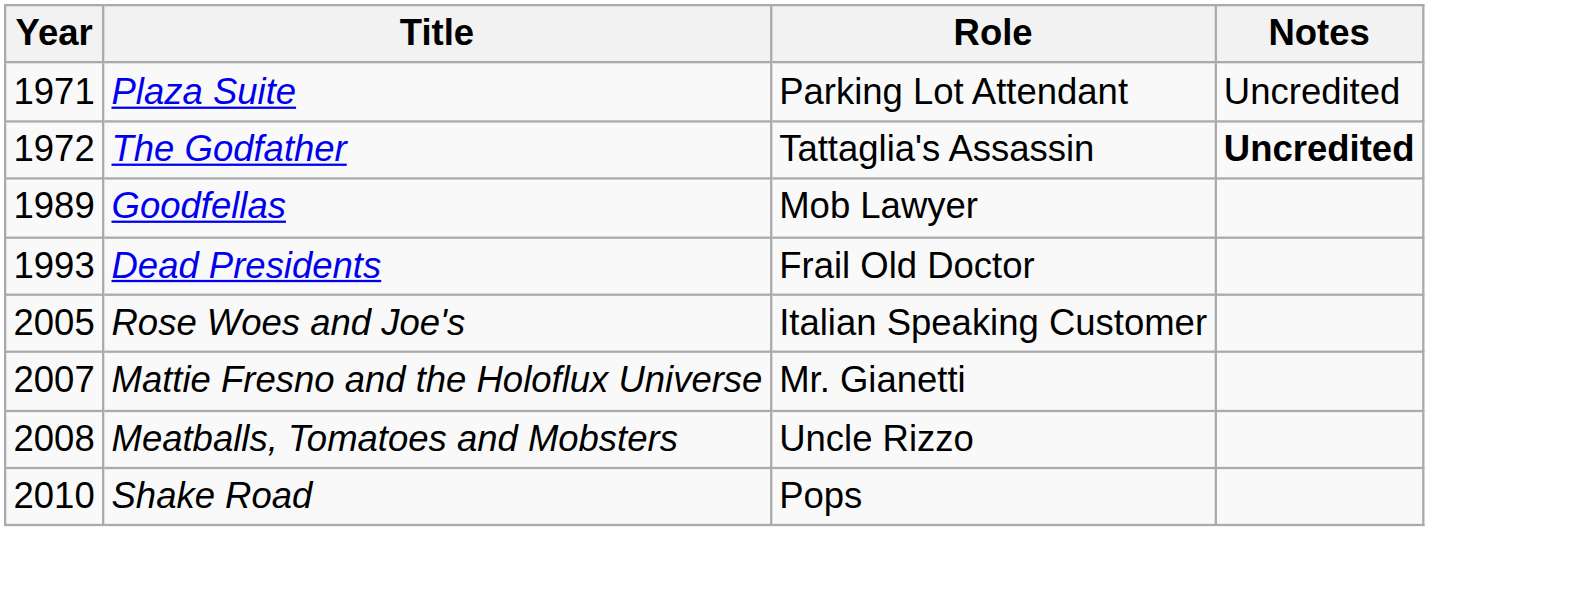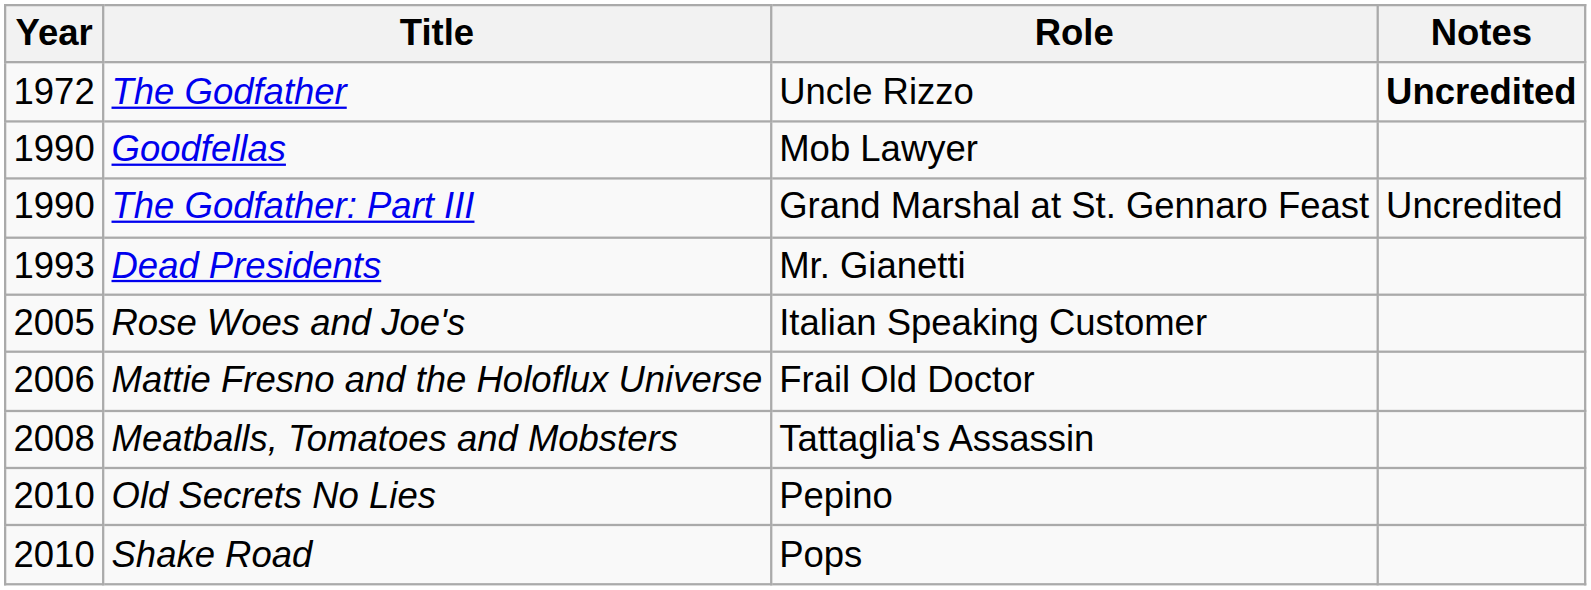- row: (204, 91)
(937, 149) Tattaglia's Assassin -> (877, 91) Uncle Rizzo
(54, 206) 1989 -> (54, 149) 1990
+ row: (293, 206)
(907, 264) Frail Old Doctor -> (872, 264) Mr. Gianetti
(54, 380) 2007 -> (54, 380) 2006
(872, 380) Mr. Gianetti -> (907, 380) Frail Old Doctor
(877, 438) Uncle Rizzo -> (937, 438) Tattaglia's Assassin
+ row: (274, 496)
